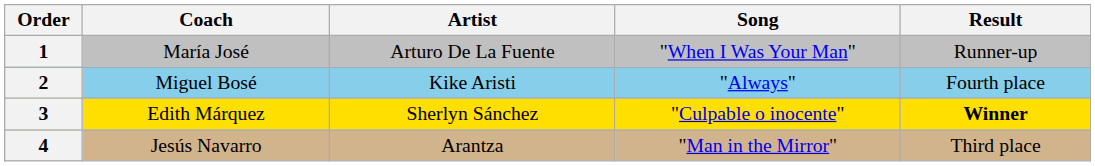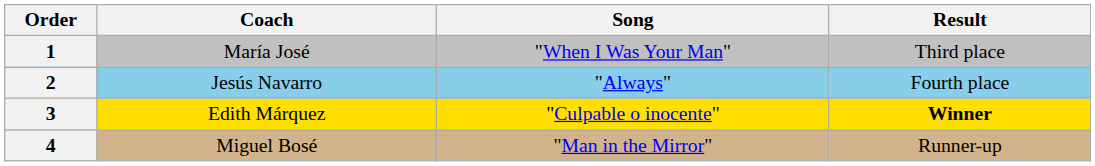- column: (472, 20)
(996, 51) Runner-up -> (960, 51) Third place
(206, 82) Miguel Bosé -> (267, 82) Jesús Navarro
(206, 144) Jesús Navarro -> (267, 144) Miguel Bosé
(996, 144) Third place -> (960, 144) Runner-up
